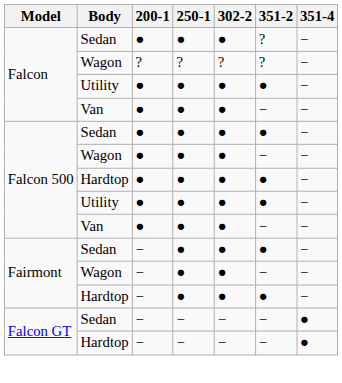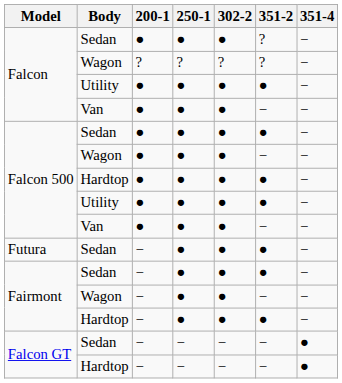+ row: (27, 249)
